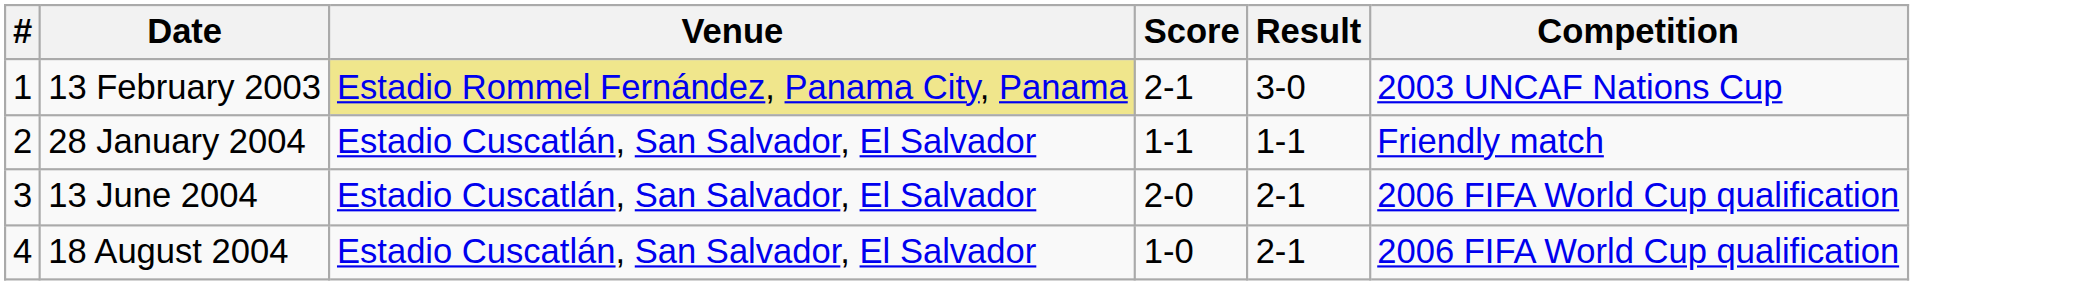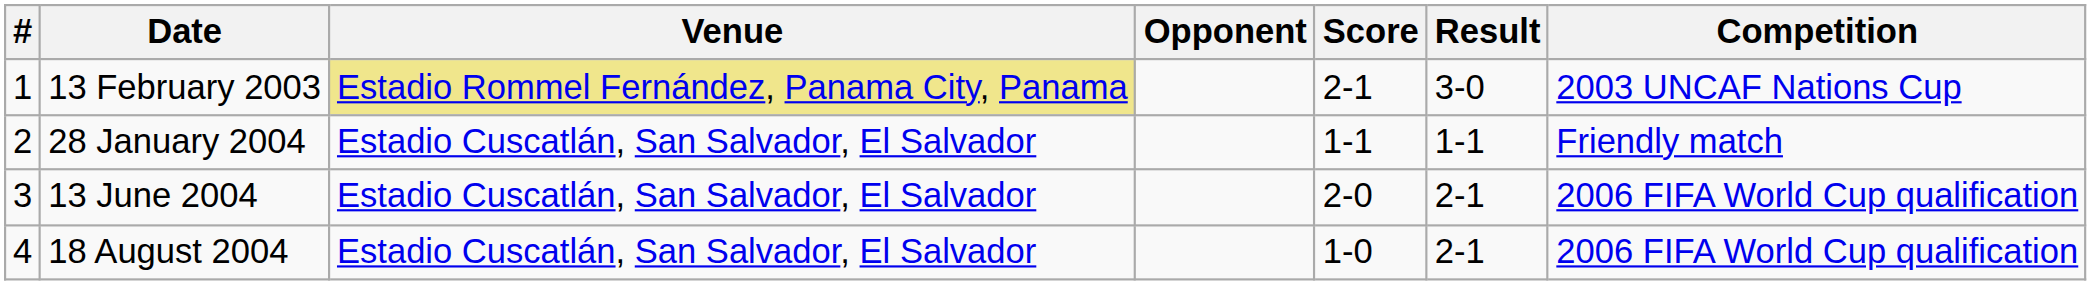+ column: (1225, 31)
